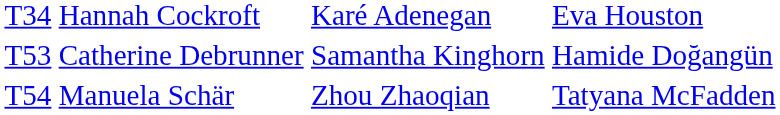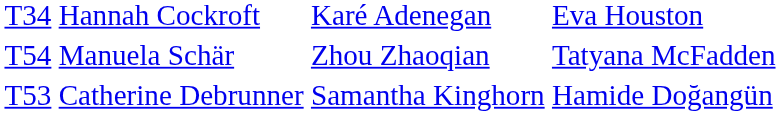rows swapped: (181, 55) <-> (146, 95)
